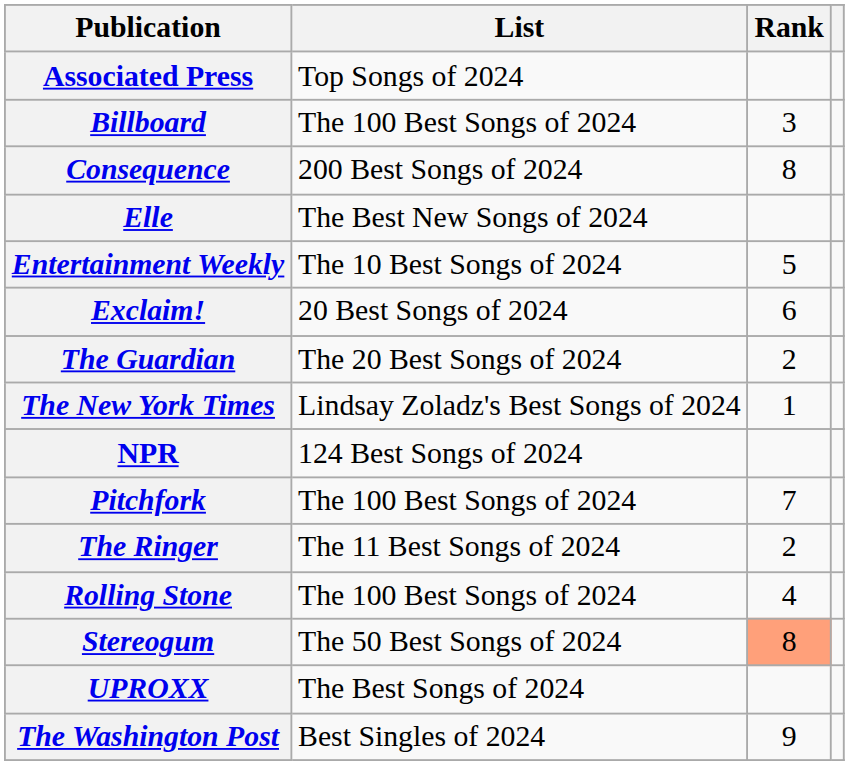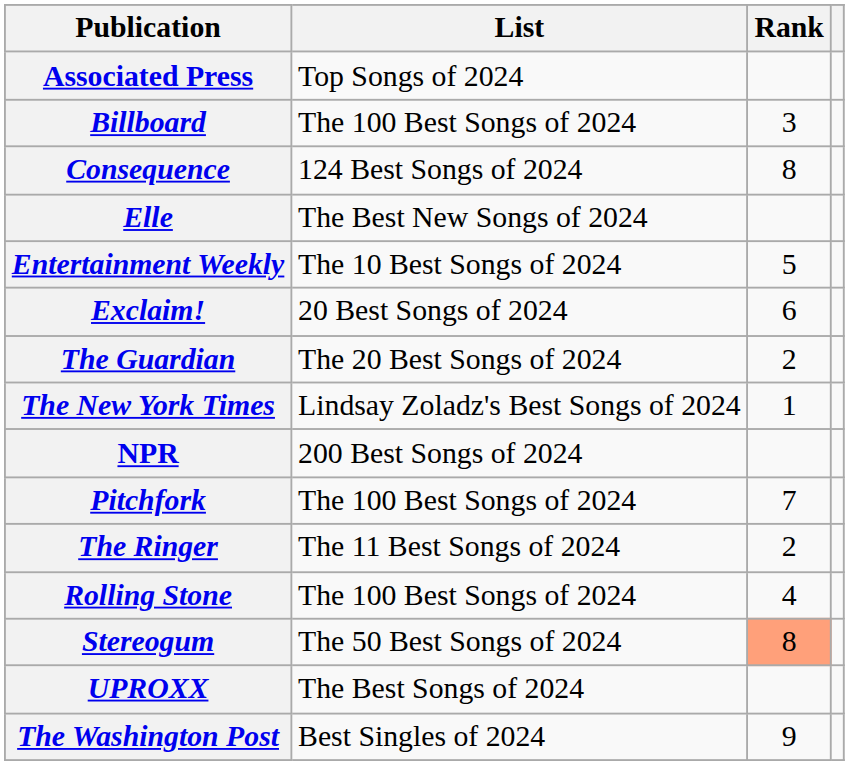(440, 169) 200 Best Songs of 2024 -> (440, 169) 124 Best Songs of 2024
(440, 452) 124 Best Songs of 2024 -> (440, 452) 200 Best Songs of 2024
